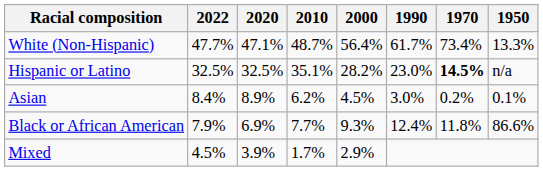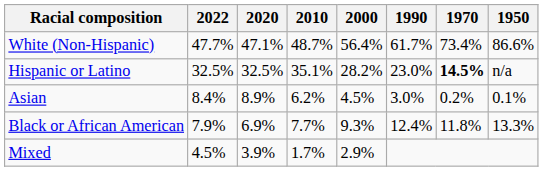(513, 45) 13.3% -> (513, 45) 86.6%
(513, 125) 86.6% -> (513, 125) 13.3%
